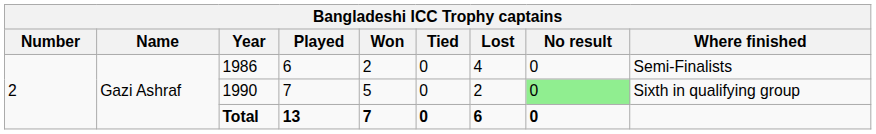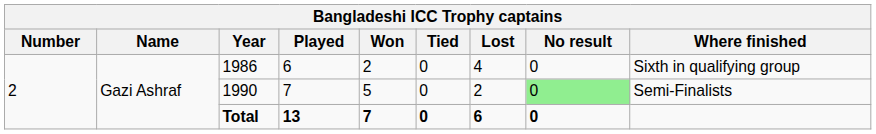(683, 66) Semi-Finalists -> (717, 66) Sixth in qualifying group
(717, 91) Sixth in qualifying group -> (683, 91) Semi-Finalists
